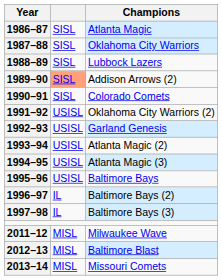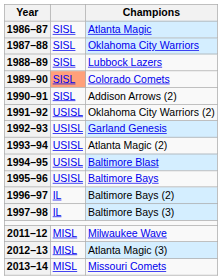(132, 79) Addison Arrows (2) -> (129, 79) Colorado Comets
(129, 96) Colorado Comets -> (132, 96) Addison Arrows (2)
(128, 163) Atlanta Magic (3) -> (123, 163) Baltimore Blast
(123, 250) Baltimore Blast -> (128, 250) Atlanta Magic (3)
